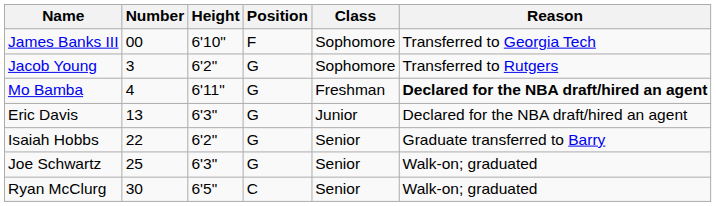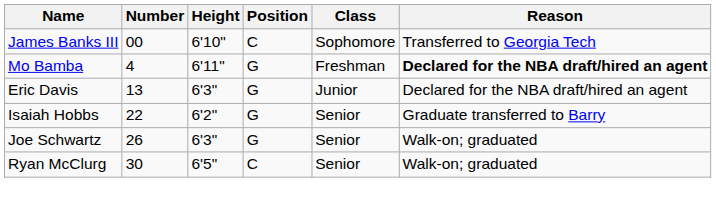(252, 41) F -> (252, 41) C
- row: (53, 66)
(134, 164) 25 -> (134, 139) 26
